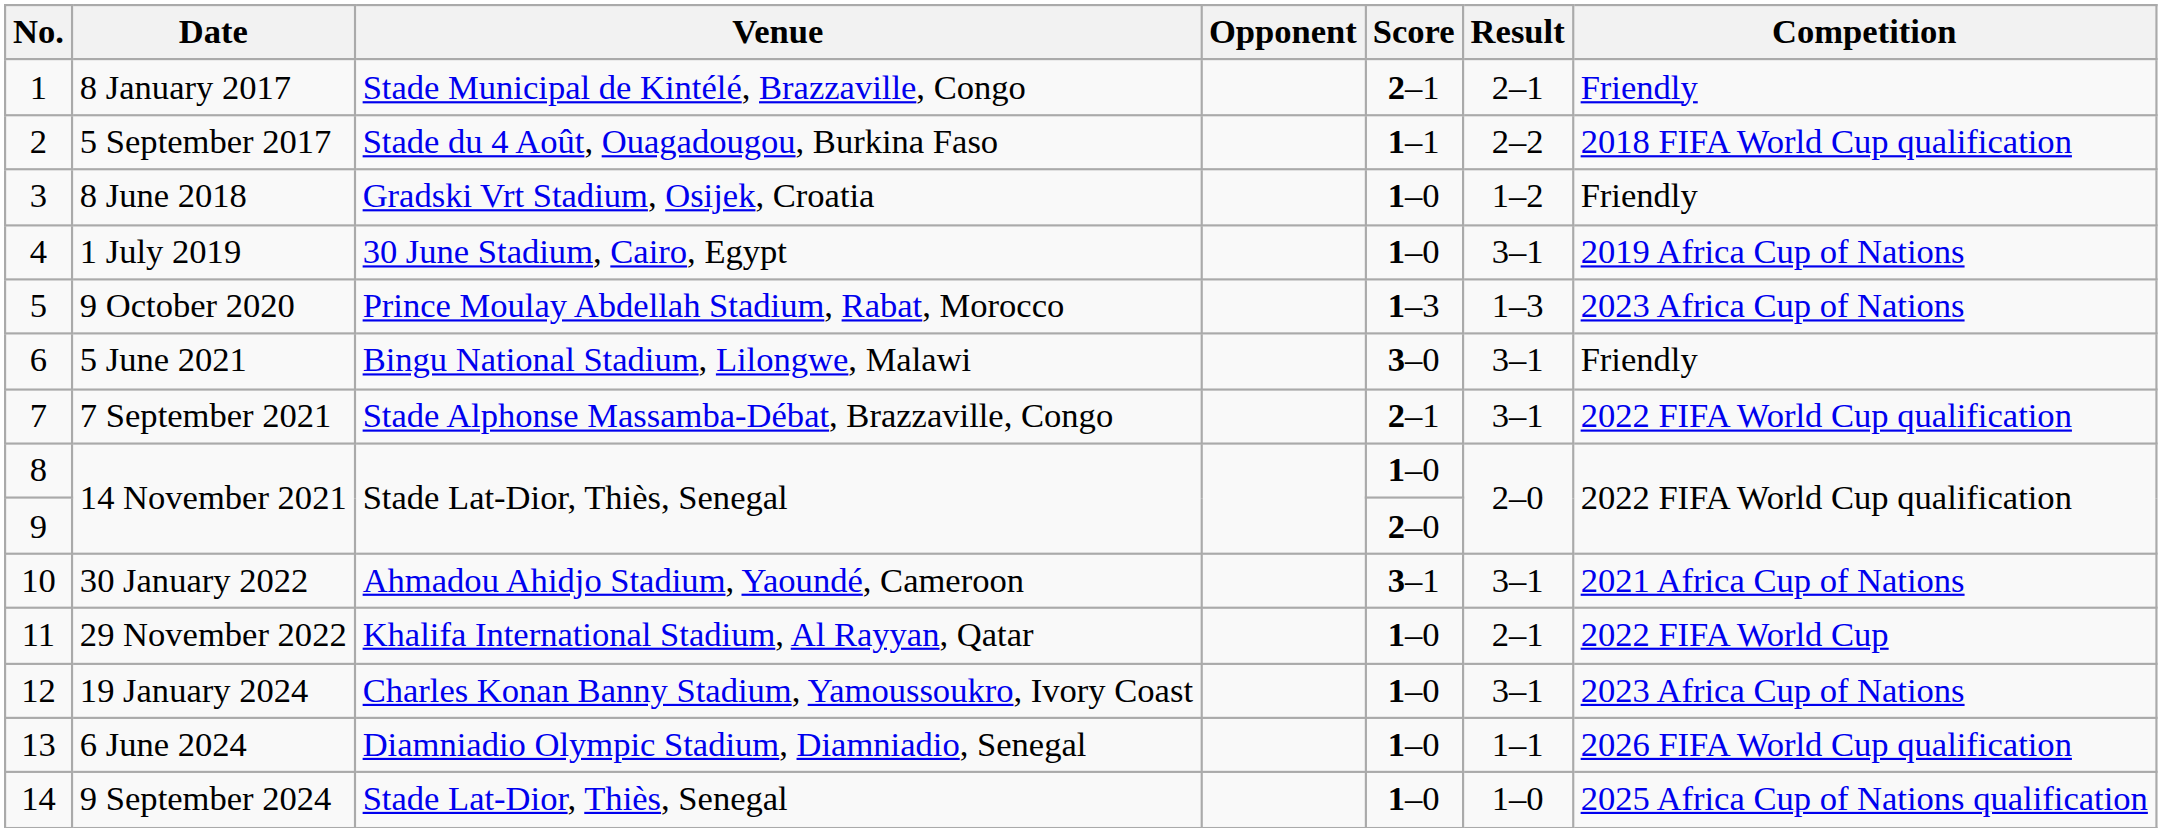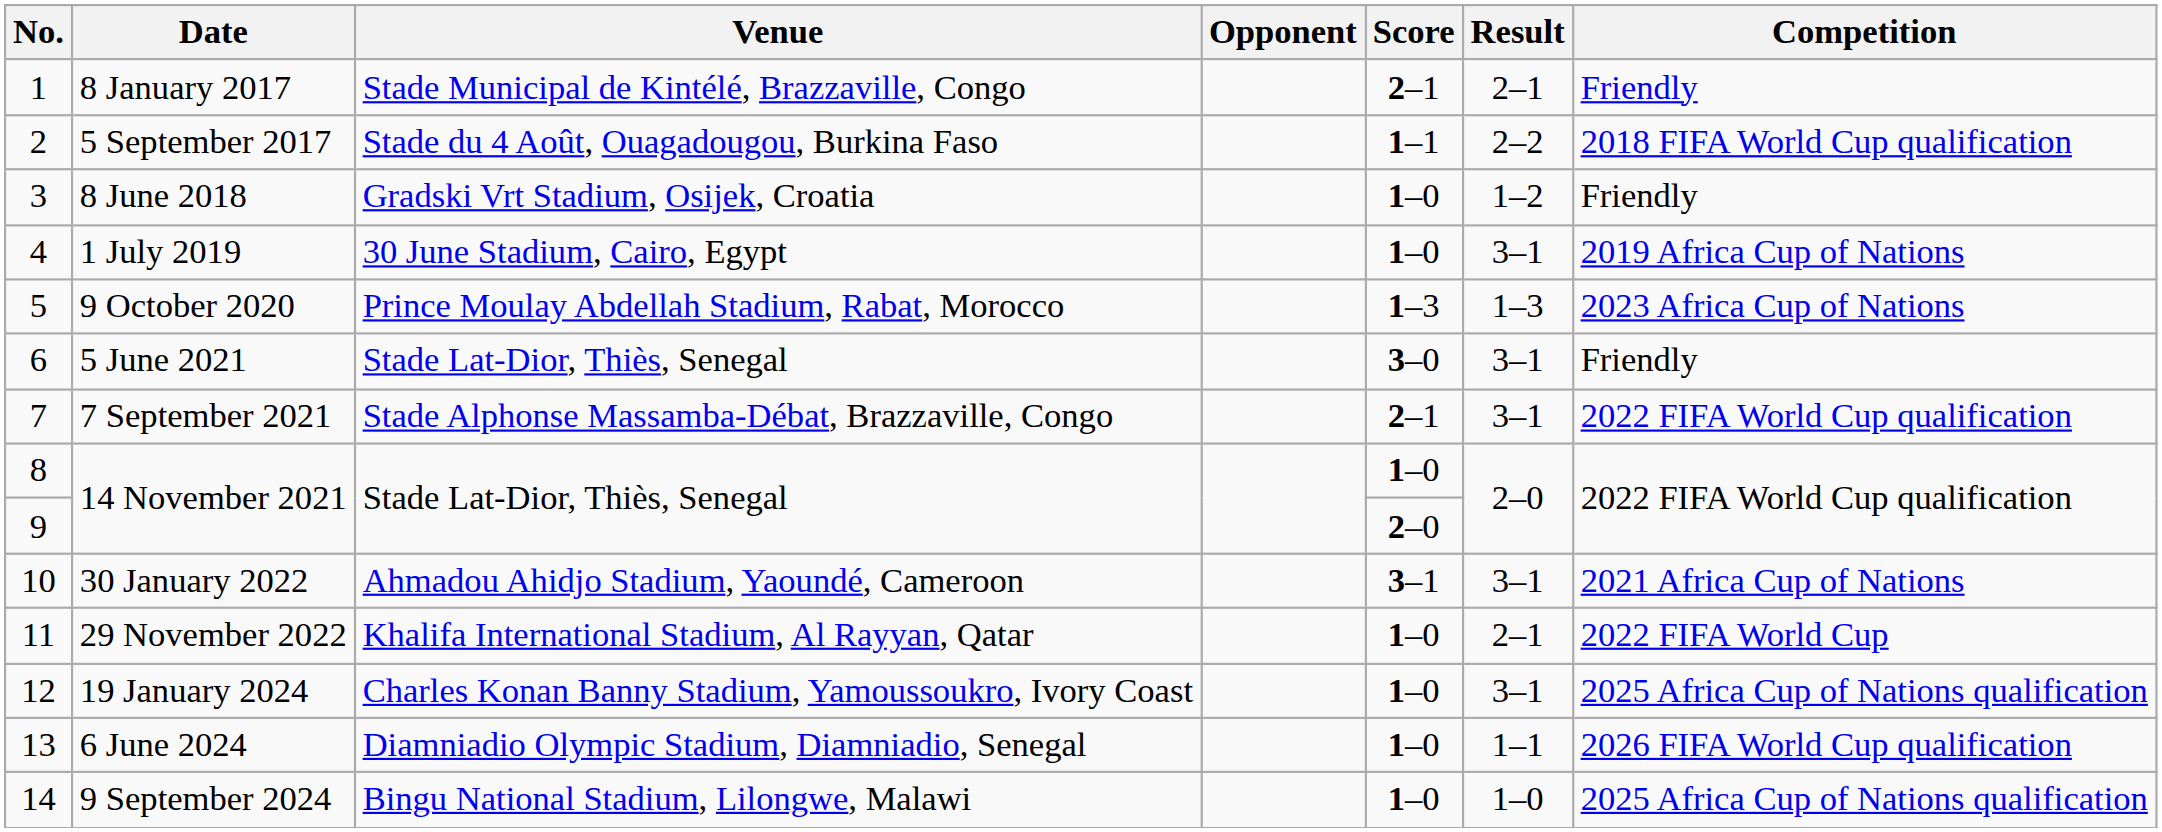(667, 360) Bingu National Stadium, Lilongwe, Malawi -> (575, 360) Stade Lat-Dior, Thiès, Senegal
(1773, 689) 2023 Africa Cup of Nations -> (1864, 689) 2025 Africa Cup of Nations qualification
(575, 799) Stade Lat-Dior, Thiès, Senegal -> (667, 799) Bingu National Stadium, Lilongwe, Malawi
